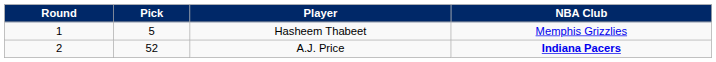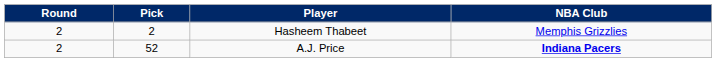(59, 31) 1 -> (59, 31) 2
(152, 31) 5 -> (152, 31) 2
